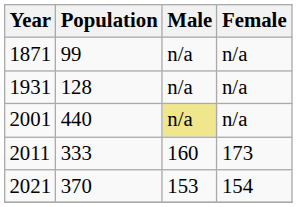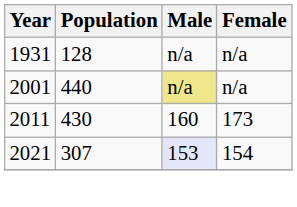- row: (30, 53)
(76, 152) 333 -> (76, 119) 430
(76, 185) 370 -> (76, 152) 307
(183, 185) no background -> (183, 152) lavender background
